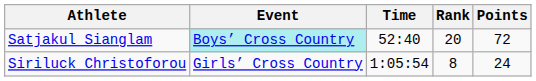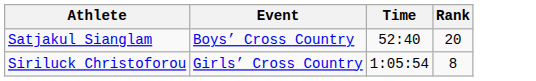- column: (502, 16)
(274, 40) paleturquoise background -> (274, 40) no background
